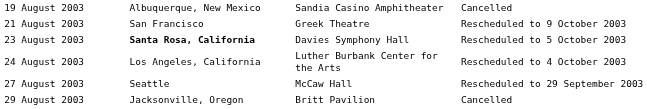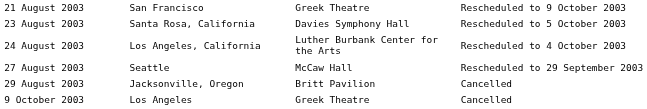- row: (44, 7)
(192, 40) bold -> (192, 24) normal
+ row: (44, 100)
